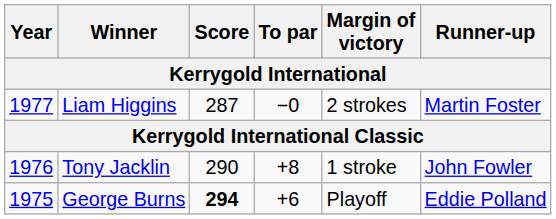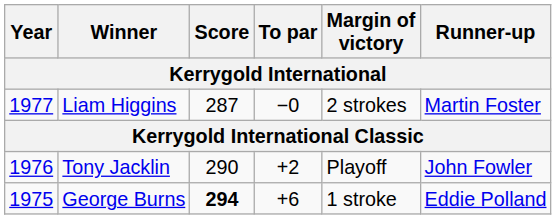(288, 168) +8 -> (288, 168) +2
(362, 168) 1 stroke -> (357, 168) Playoff
(357, 199) Playoff -> (362, 199) 1 stroke
